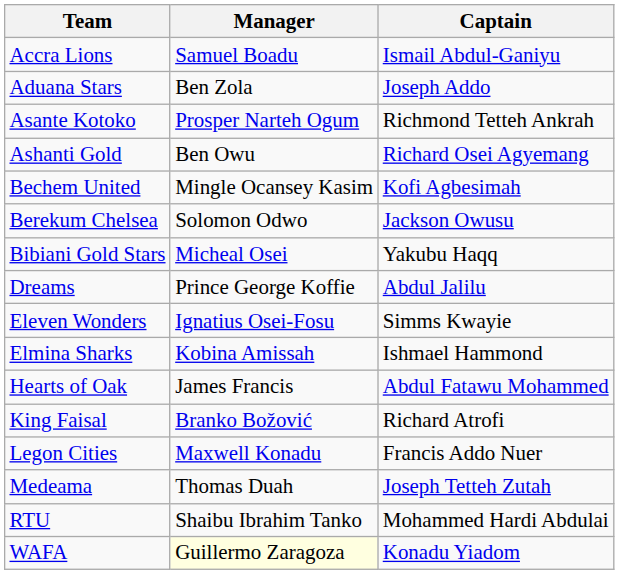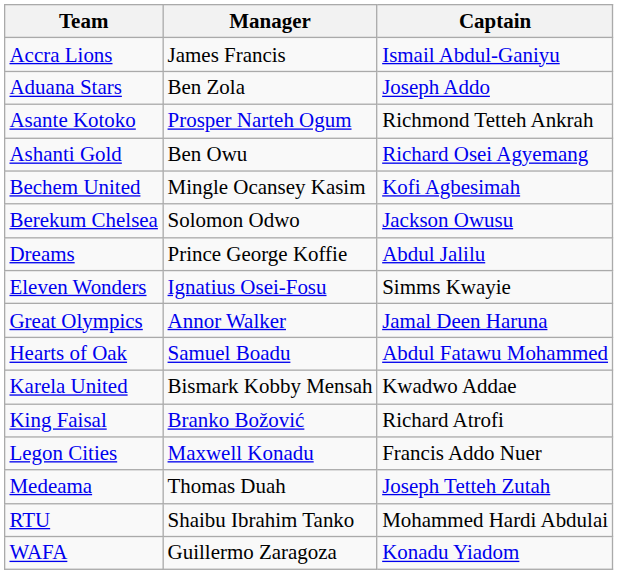(237, 54) Samuel Boadu -> (227, 54) James Francis
- row: (88, 253)
- row: (71, 353)
+ row: (76, 320)
(234, 386) James Francis -> (229, 353) Samuel Boadu
+ row: (69, 386)
(260, 552) lightyellow background -> (252, 552) no background
